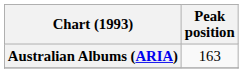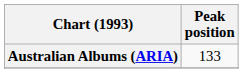(210, 56) 163 -> (210, 56) 133
